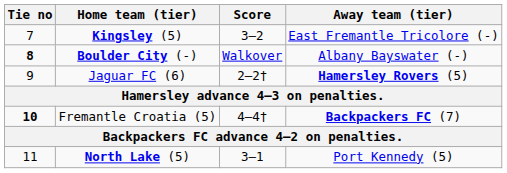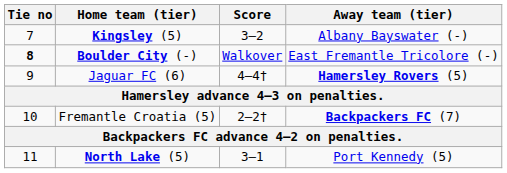(393, 35) East Fremantle Tricolore (-) -> (393, 35) Albany Bayswater (-)
(393, 55) Albany Bayswater (-) -> (393, 55) East Fremantle Tricolore (-)
(252, 76) 2–2† -> (252, 76) 4–4†
(30, 116) bold -> (30, 116) normal
(252, 116) 4–4† -> (252, 116) 2–2†
